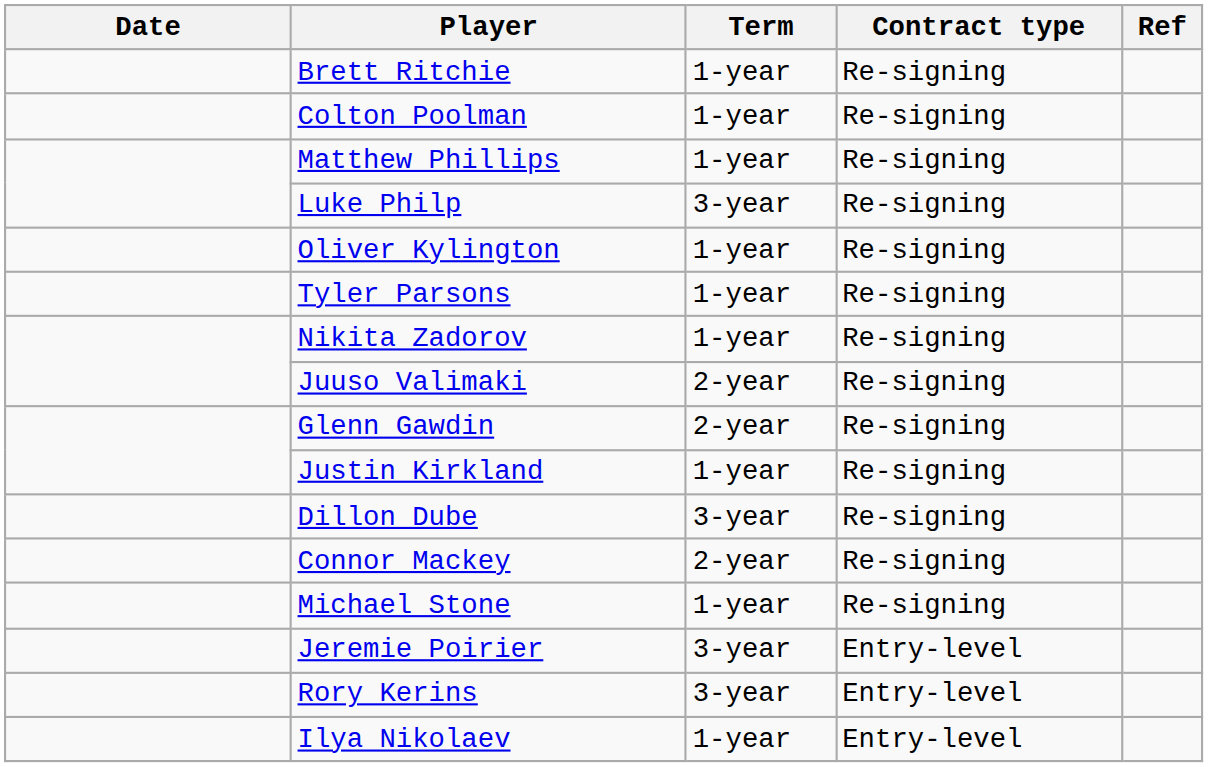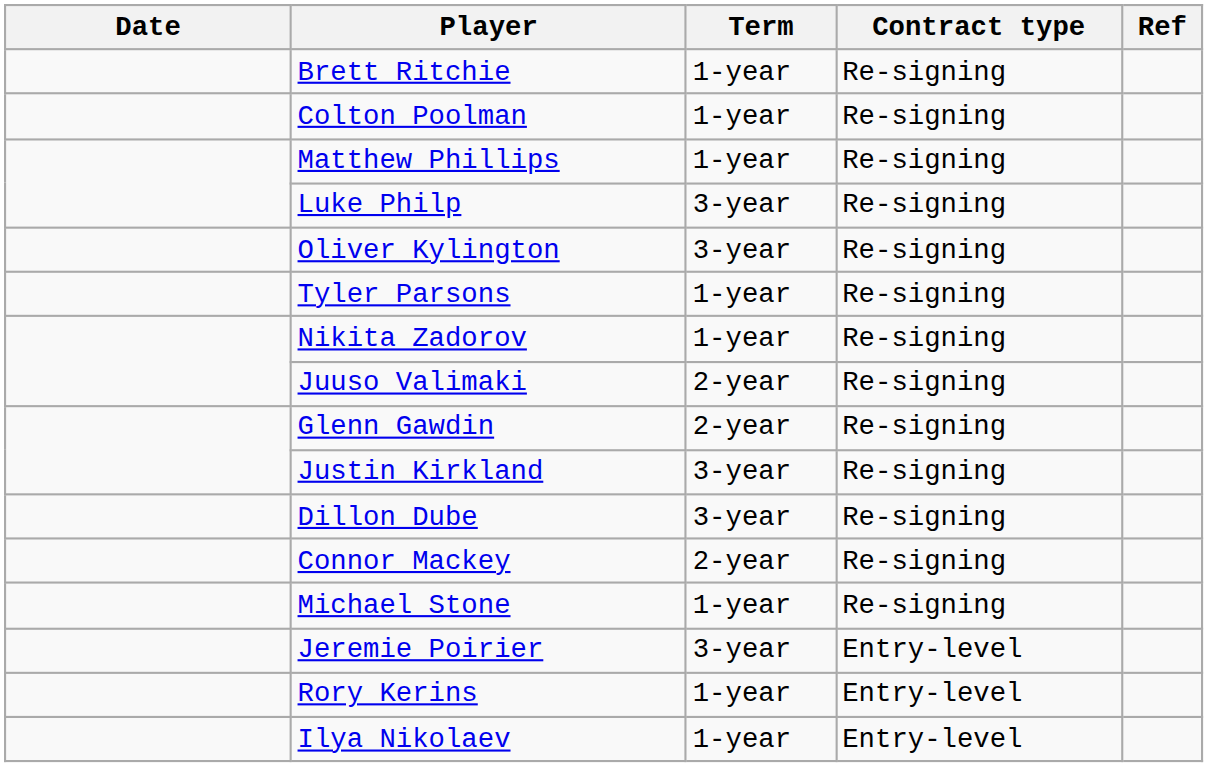(742, 250) 1-year -> (742, 250) 3-year
(742, 472) 1-year -> (742, 472) 3-year
(742, 695) 3-year -> (742, 695) 1-year
